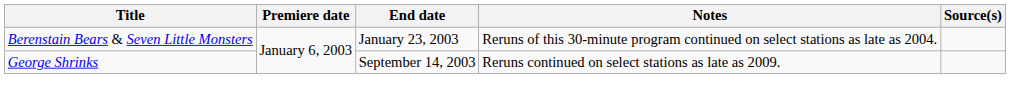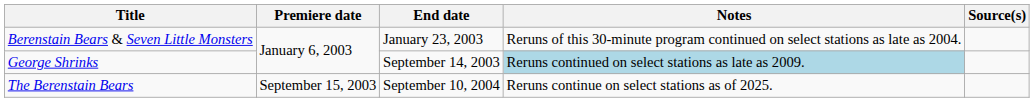(631, 62) no background -> (656, 62) lightblue background
+ row: (71, 85)
